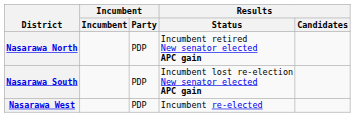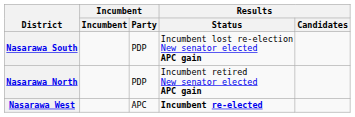rows swapped: (42, 49) <-> (42, 82)
(139, 105) PDP -> (139, 105) APC
(212, 105) normal -> (212, 105) bold
